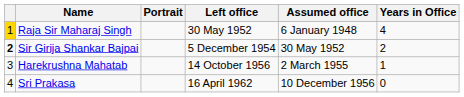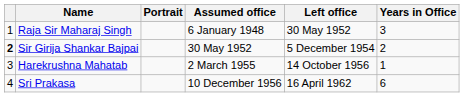columns swapped: (328, 13) <-> (232, 13)
(10, 30) gold background -> (10, 30) no background
(383, 30) 4 -> (383, 30) 3
(383, 83) 0 -> (383, 83) 6
